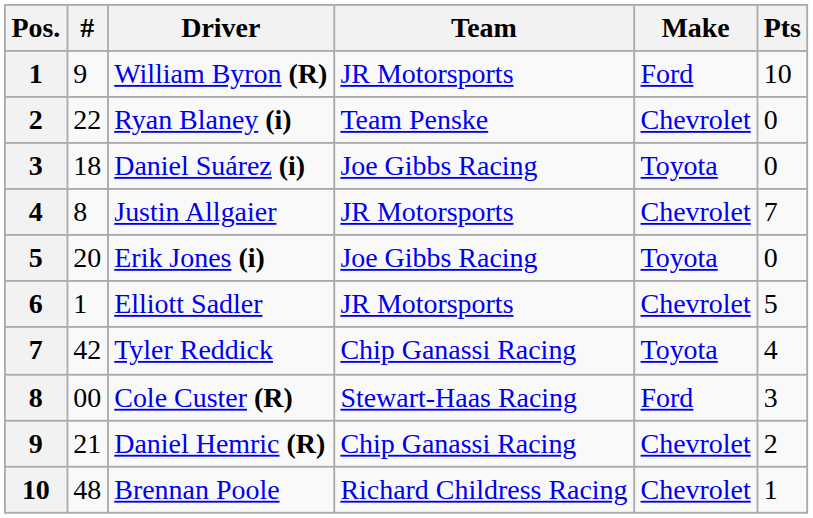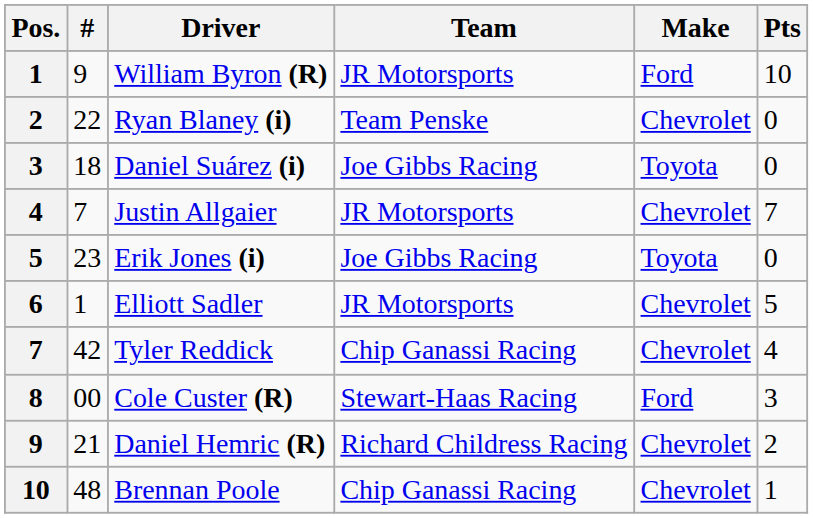(80, 212) 8 -> (80, 212) 7
(87, 258) 20 -> (87, 258) 23
(679, 350) Toyota -> (696, 350) Chevrolet
(458, 442) Chip Ganassi Racing -> (484, 442) Richard Childress Racing
(484, 488) Richard Childress Racing -> (458, 488) Chip Ganassi Racing
